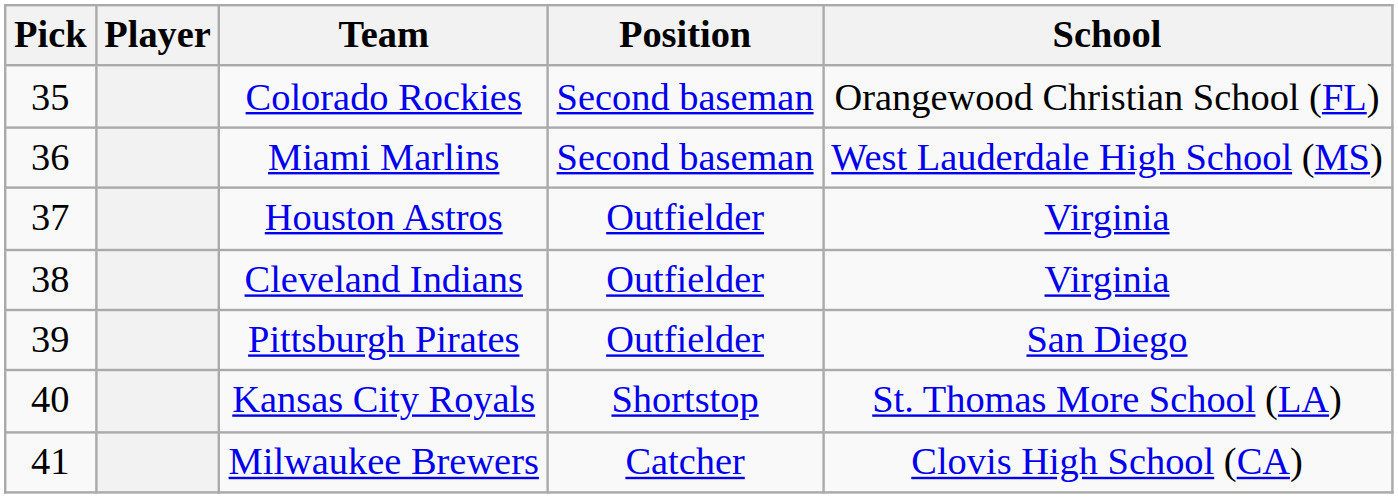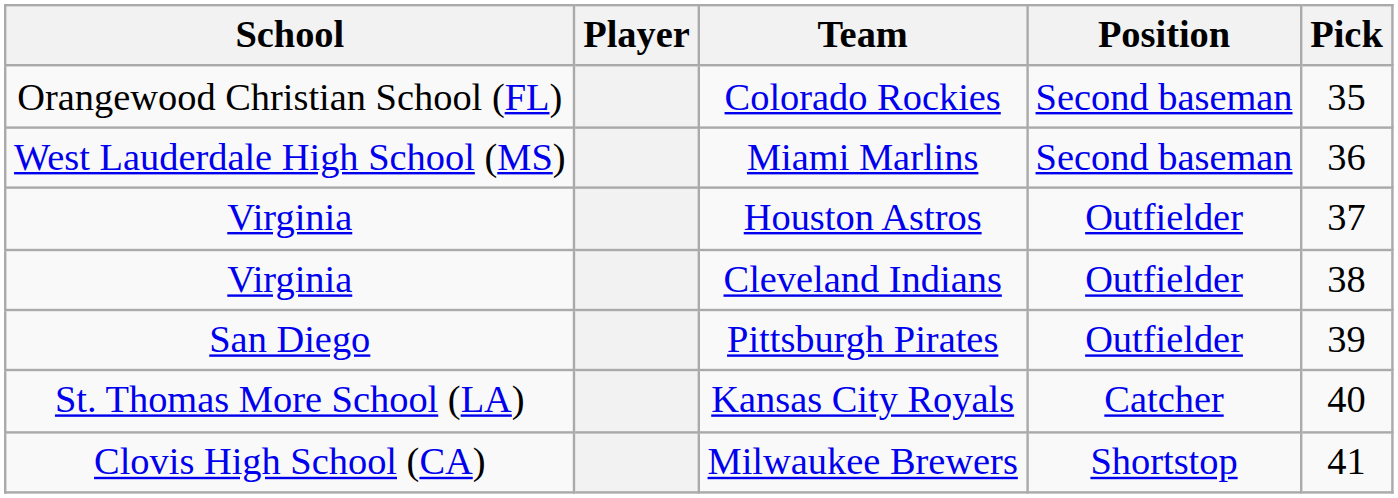columns swapped: (50, 34) <-> (1107, 34)
(685, 400) Shortstop -> (1164, 400) Catcher
(685, 461) Catcher -> (1164, 461) Shortstop
